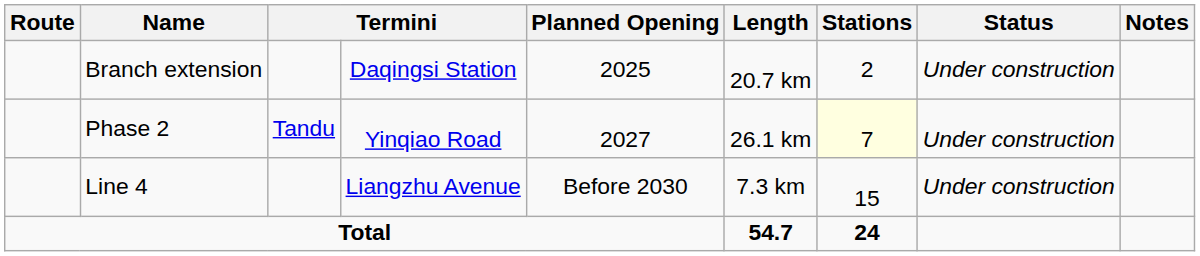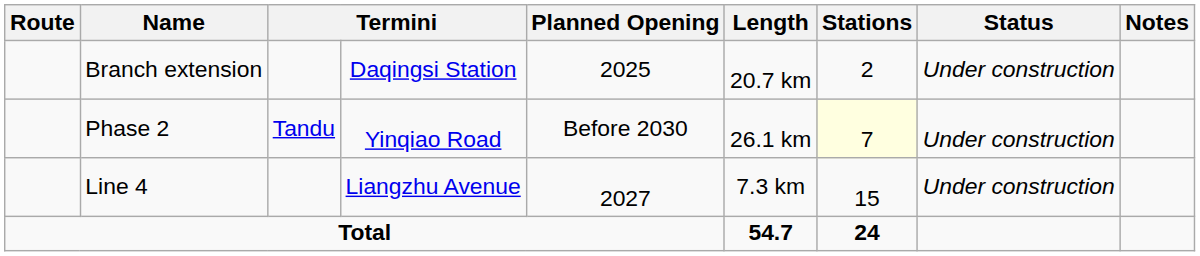(625, 140) 2027 -> (625, 128) Before 2030
(625, 186) Before 2030 -> (625, 198) 2027
